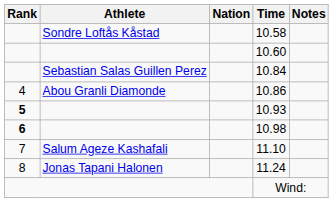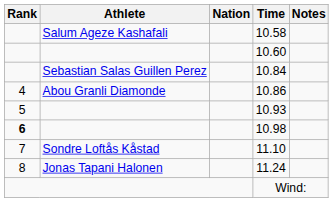(101, 33) Sondre Loftås Kåstad -> (105, 33) Salum Ageze Kashafali
(22, 110) bold -> (22, 110) normal
(105, 149) Salum Ageze Kashafali -> (101, 149) Sondre Loftås Kåstad
